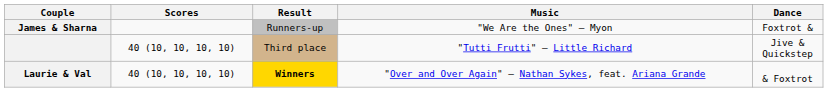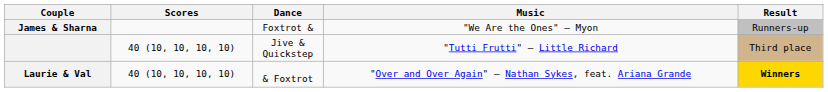columns swapped: (788, 12) <-> (295, 12)
